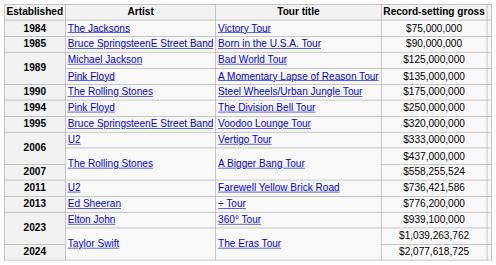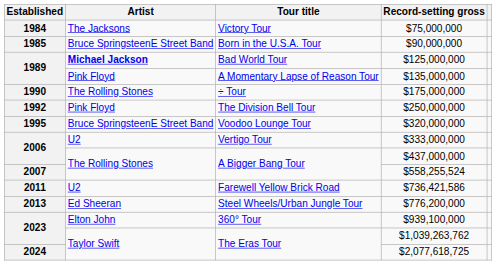(105, 60) normal -> (108, 60) bold
(290, 92) Steel Wheels/Urban Jungle Tour -> (232, 92) ÷ Tour
(35, 108) 1994 -> (35, 108) 1992
(232, 204) ÷ Tour -> (290, 204) Steel Wheels/Urban Jungle Tour
